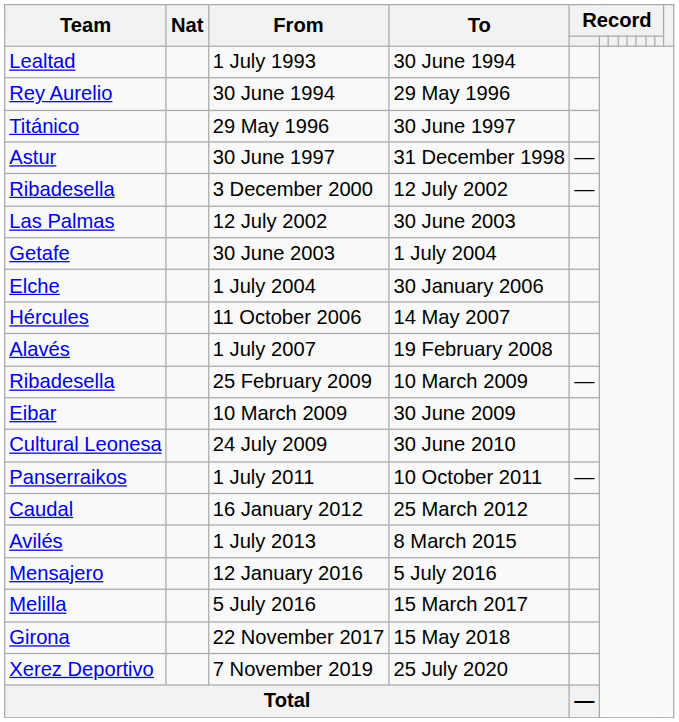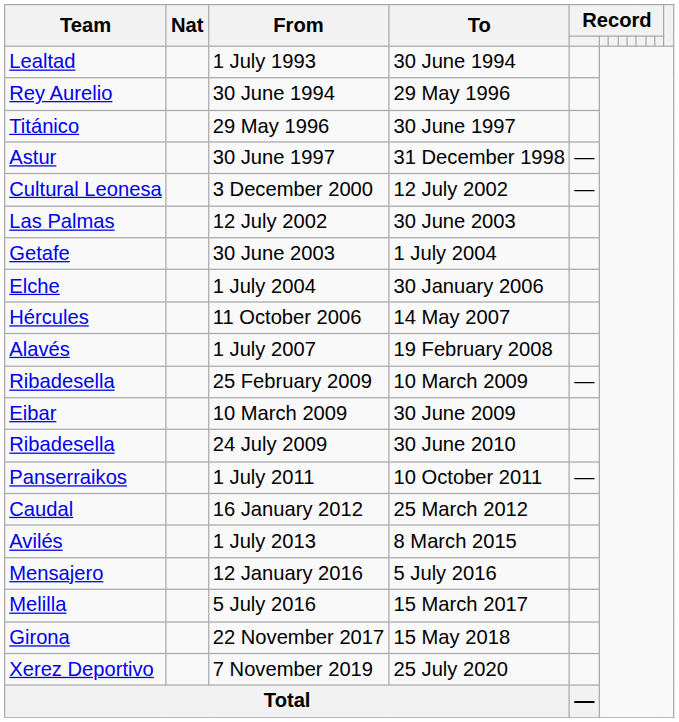(62, 189) Ribadesella -> (85, 189) Cultural Leonesa
(85, 445) Cultural Leonesa -> (62, 445) Ribadesella
